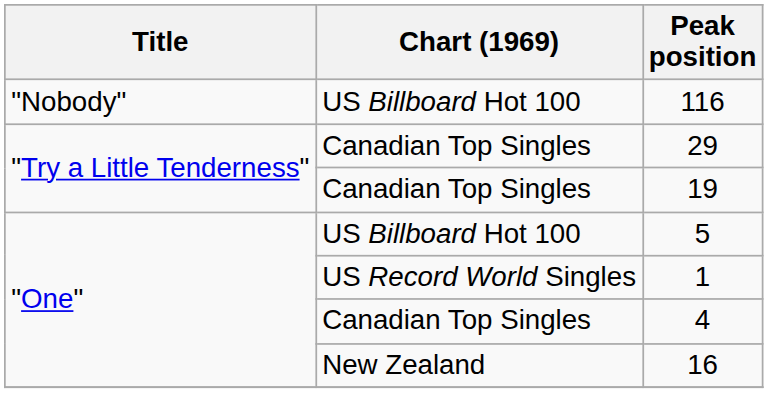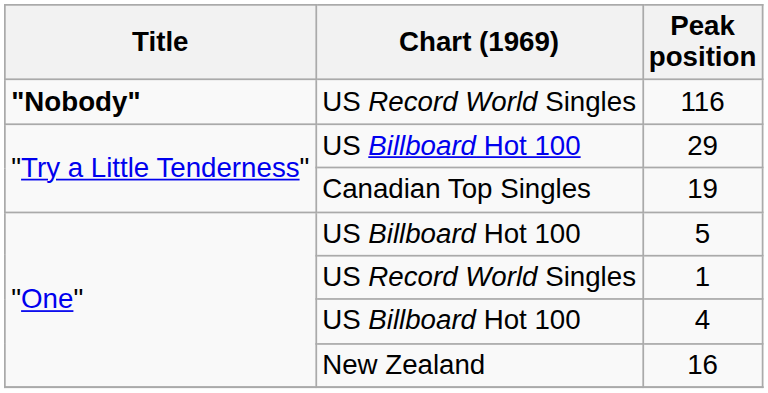(69, 101) normal -> (76, 101) bold
(451, 101) US Billboard Hot 100 -> (479, 101) US Record World Singles
(457, 145) Canadian Top Singles -> (451, 145) US Billboard Hot 100
(457, 320) Canadian Top Singles -> (451, 320) US Billboard Hot 100
